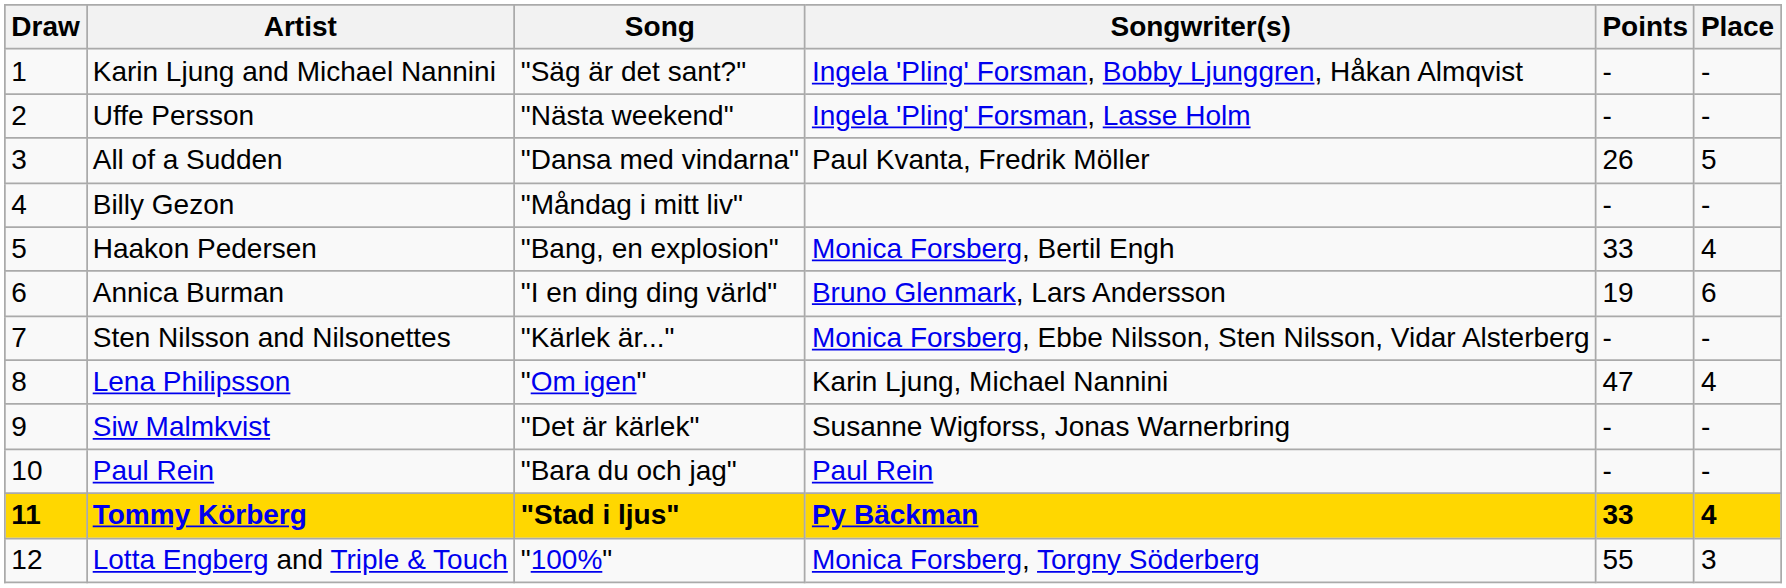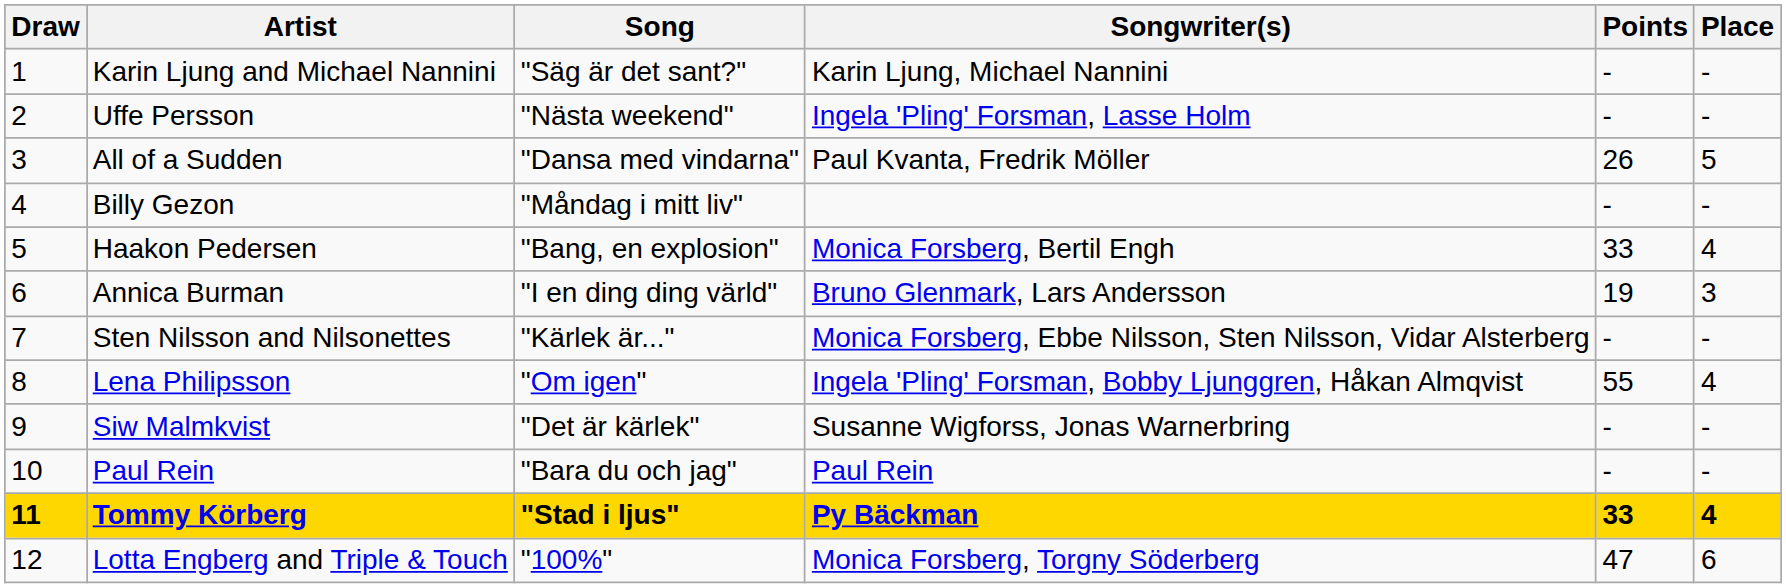(1167, 71) Ingela 'Pling' Forsman, Bobby Ljunggren, Håkan Almqvist -> (990, 71) Karin Ljung, Michael Nannini
(1709, 293) 6 -> (1709, 293) 3
(990, 381) Karin Ljung, Michael Nannini -> (1167, 381) Ingela 'Pling' Forsman, Bobby Ljunggren, Håkan Almqvist
(1618, 381) 47 -> (1618, 381) 55
(1618, 559) 55 -> (1618, 559) 47
(1709, 559) 3 -> (1709, 559) 6
